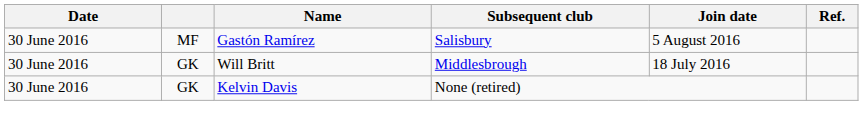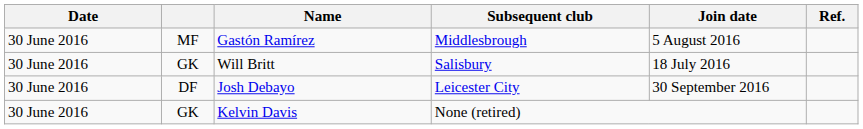(463, 40) Salisbury -> (481, 40) Middlesbrough
(481, 64) Middlesbrough -> (463, 64) Salisbury
+ row: (256, 87)
